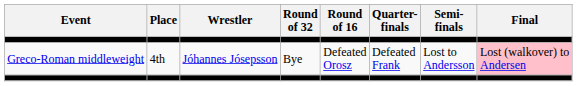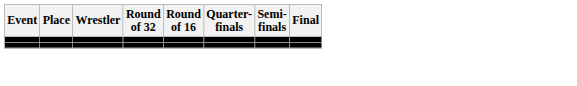- row: (76, 58)
